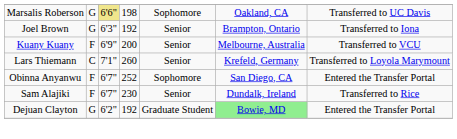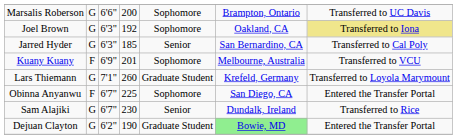(109, 12) khaki background -> (109, 12) no background
(129, 12) 198 -> (129, 12) 200
(261, 12) Oakland, CA -> (261, 12) Brampton, Ontario
(177, 28) Senior -> (177, 28) Sophomore
(261, 28) Brampton, Ontario -> (261, 28) Oakland, CA
(380, 28) no background -> (380, 28) khaki background
+ row: (45, 45)
(129, 45) 200 -> (129, 61) 201
(177, 45) Senior -> (177, 61) Sophomore
(92, 61) C -> (92, 77) G
(177, 61) Senior -> (177, 77) Graduate Student
(129, 77) 252 -> (129, 93) 225
(92, 93) F -> (92, 110) G
(129, 110) 192 -> (129, 126) 190
